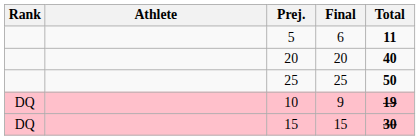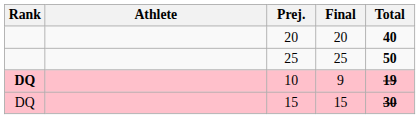- row: (291, 37)
(25, 102) normal -> (25, 80) bold
